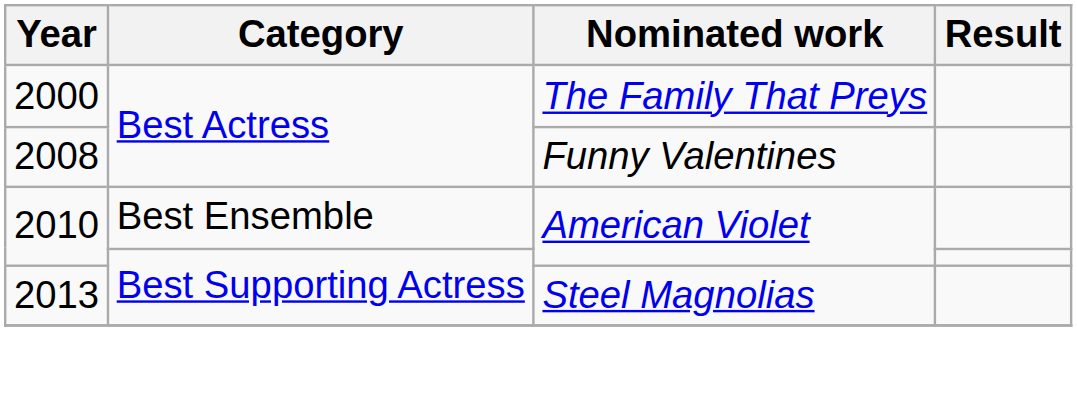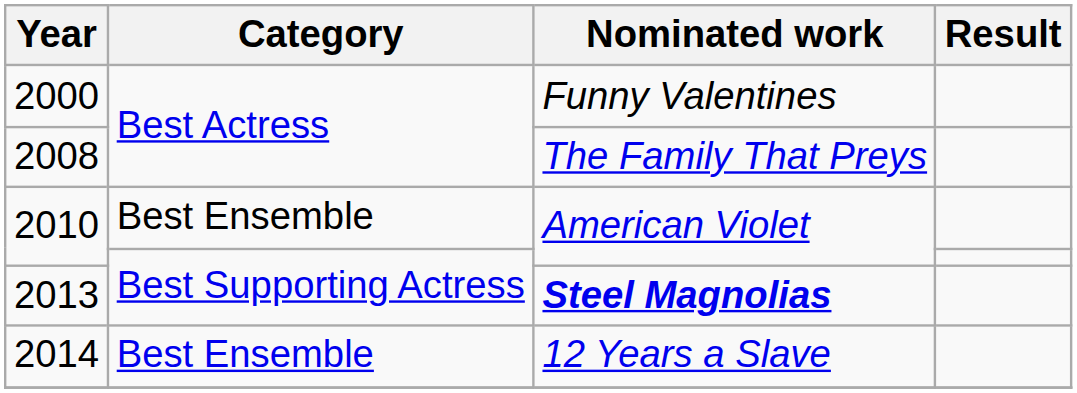(735, 95) The Family That Preys -> (690, 95) Funny Valentines
(690, 156) Funny Valentines -> (735, 156) The Family That Preys
(679, 295) normal -> (687, 295) bold
+ row: (57, 355)
